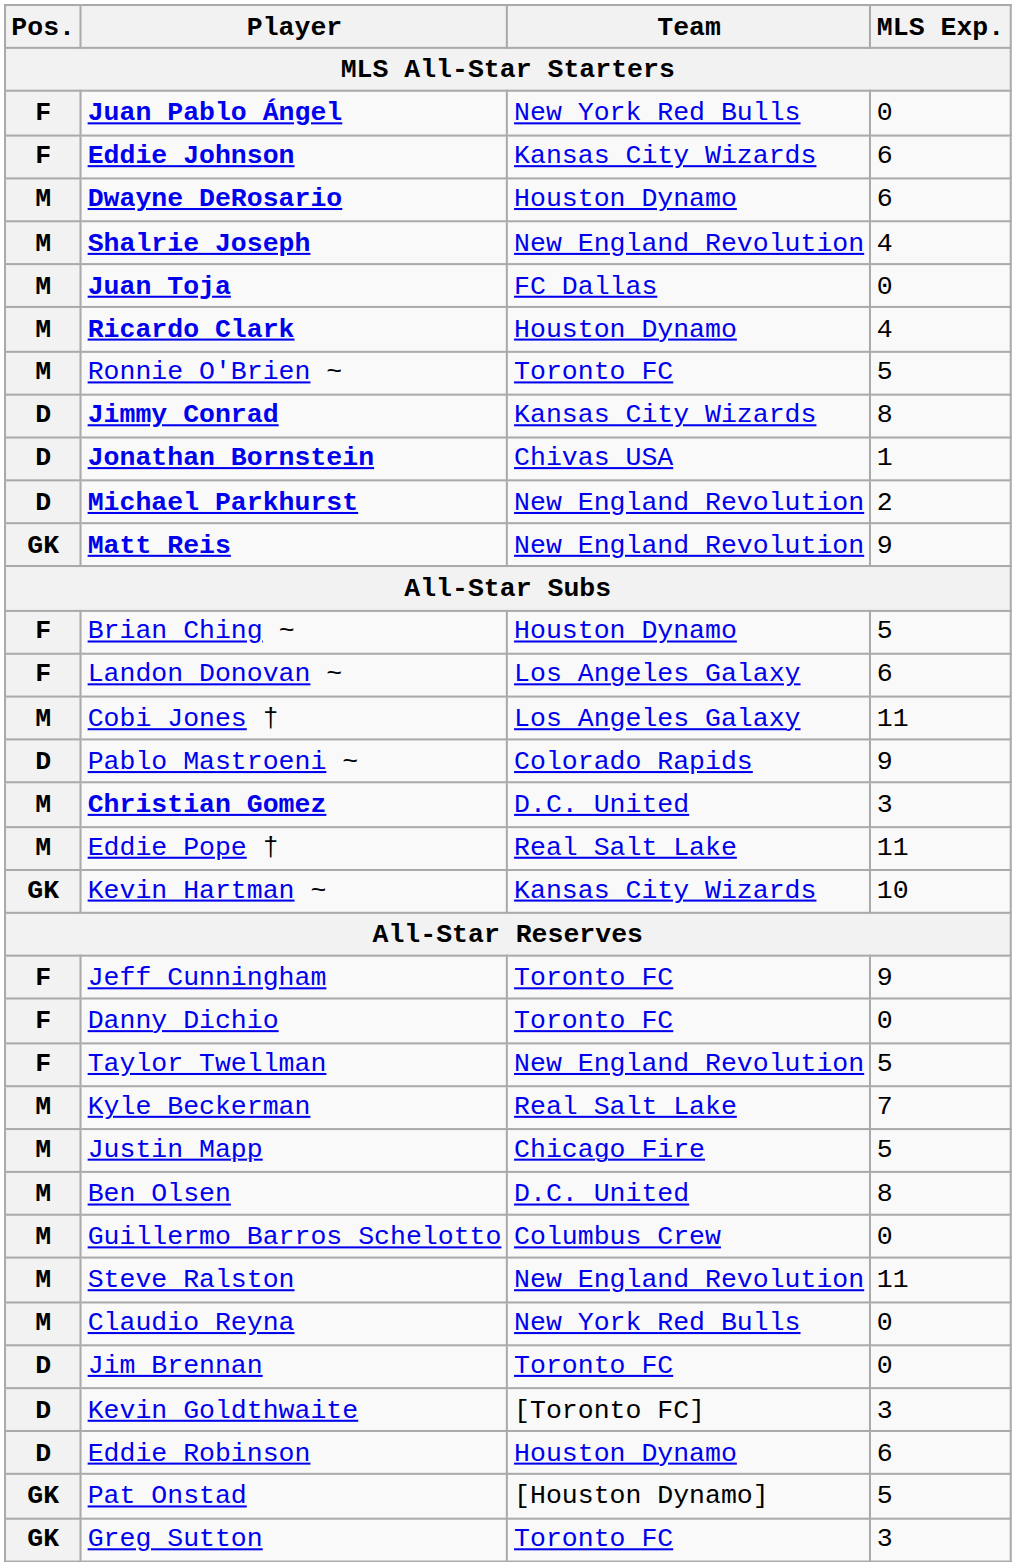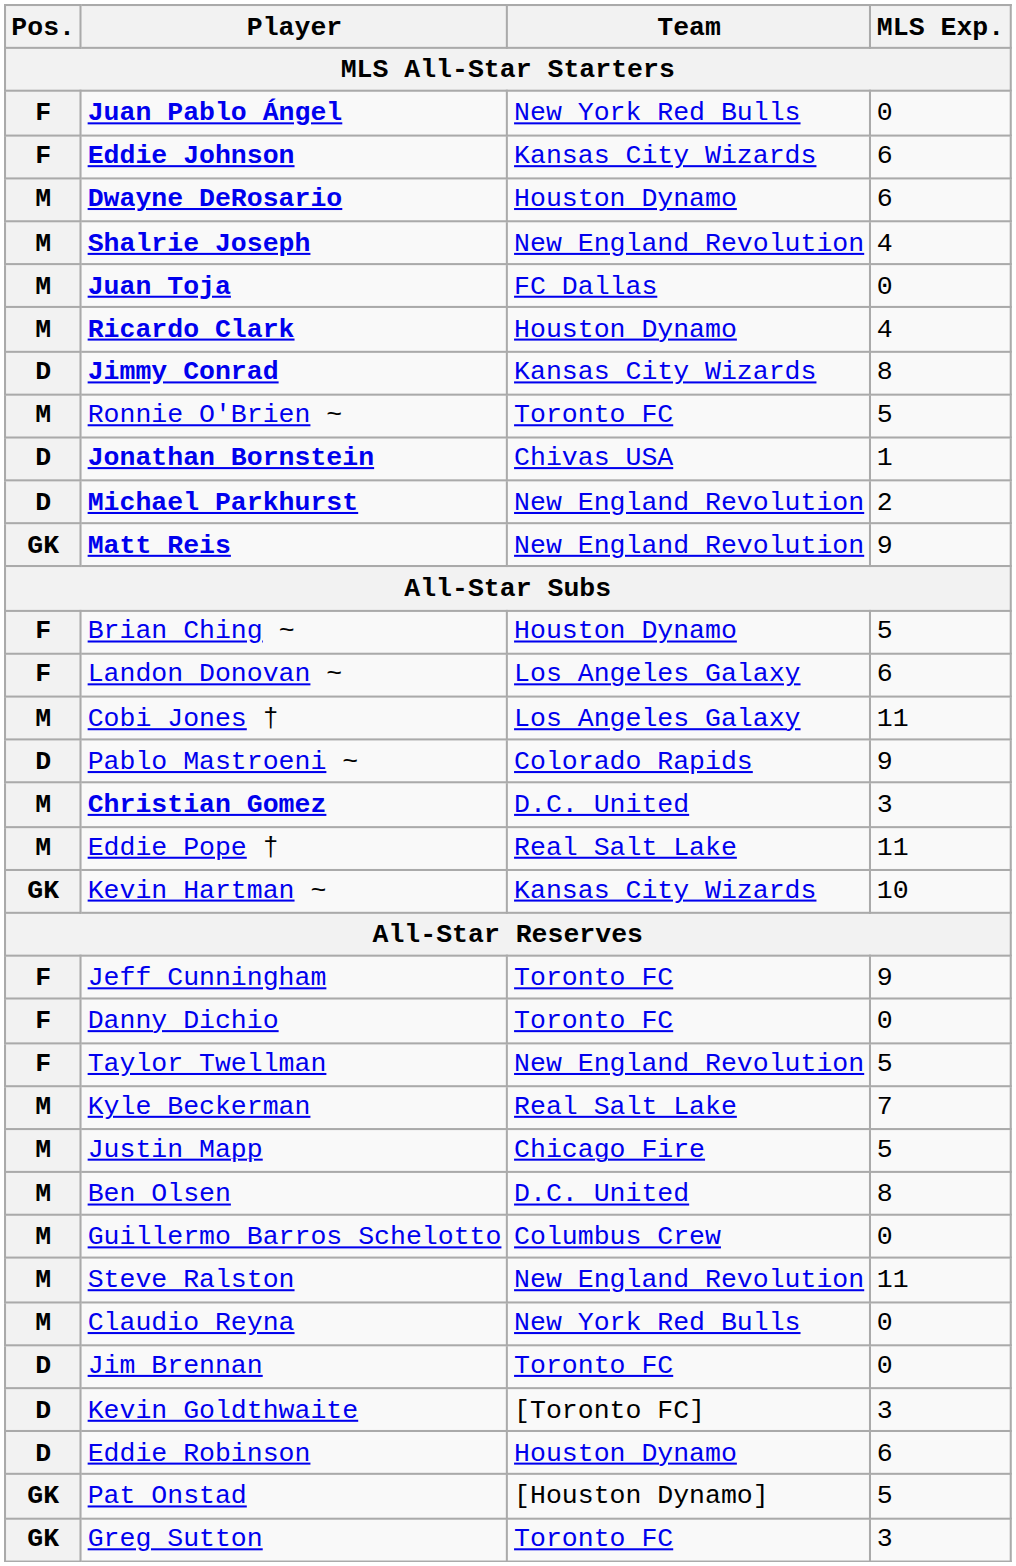rows swapped: (215, 372) <-> (183, 416)
